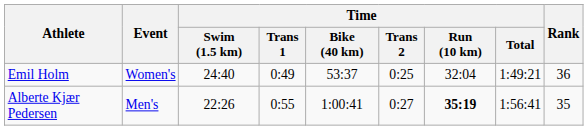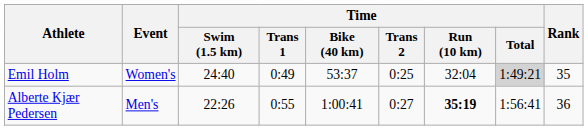(520, 75) no background -> (520, 75) lightgrey background
(563, 75) 36 -> (563, 75) 35
(563, 105) 35 -> (563, 105) 36
